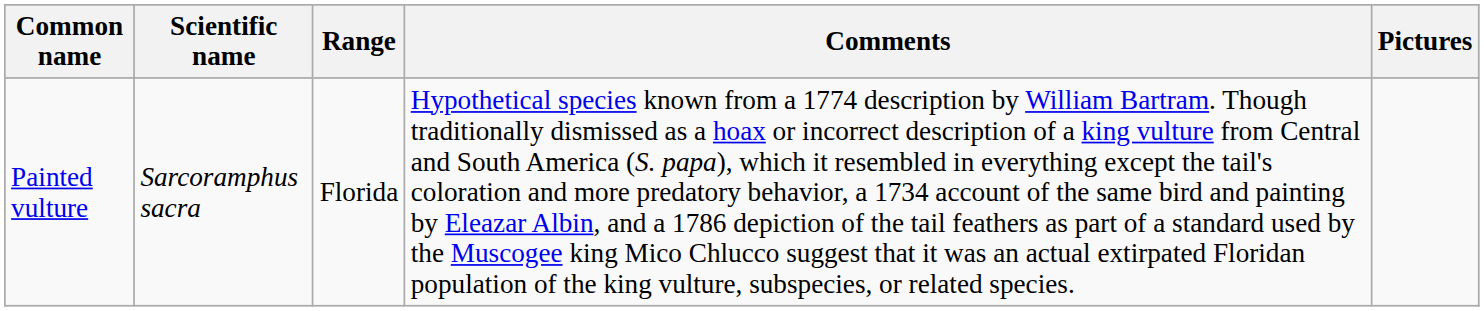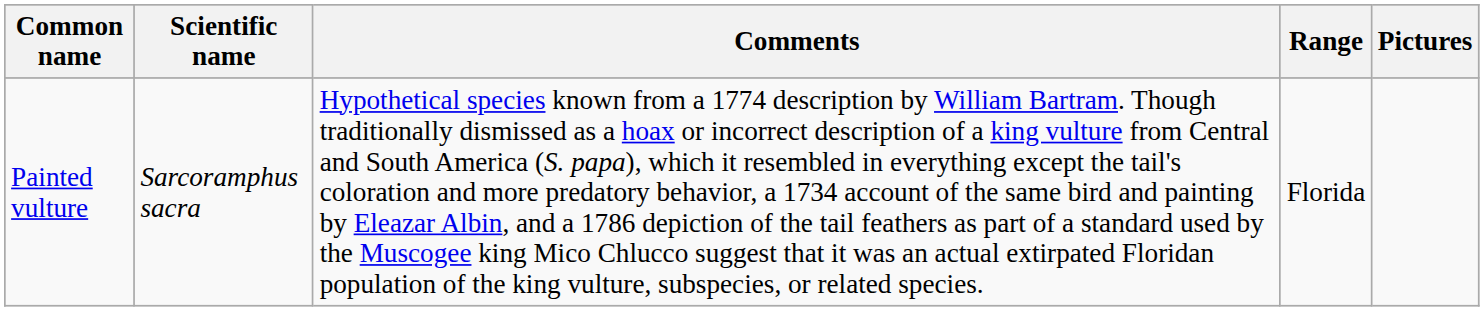columns swapped: (359, 41) <-> (888, 41)
